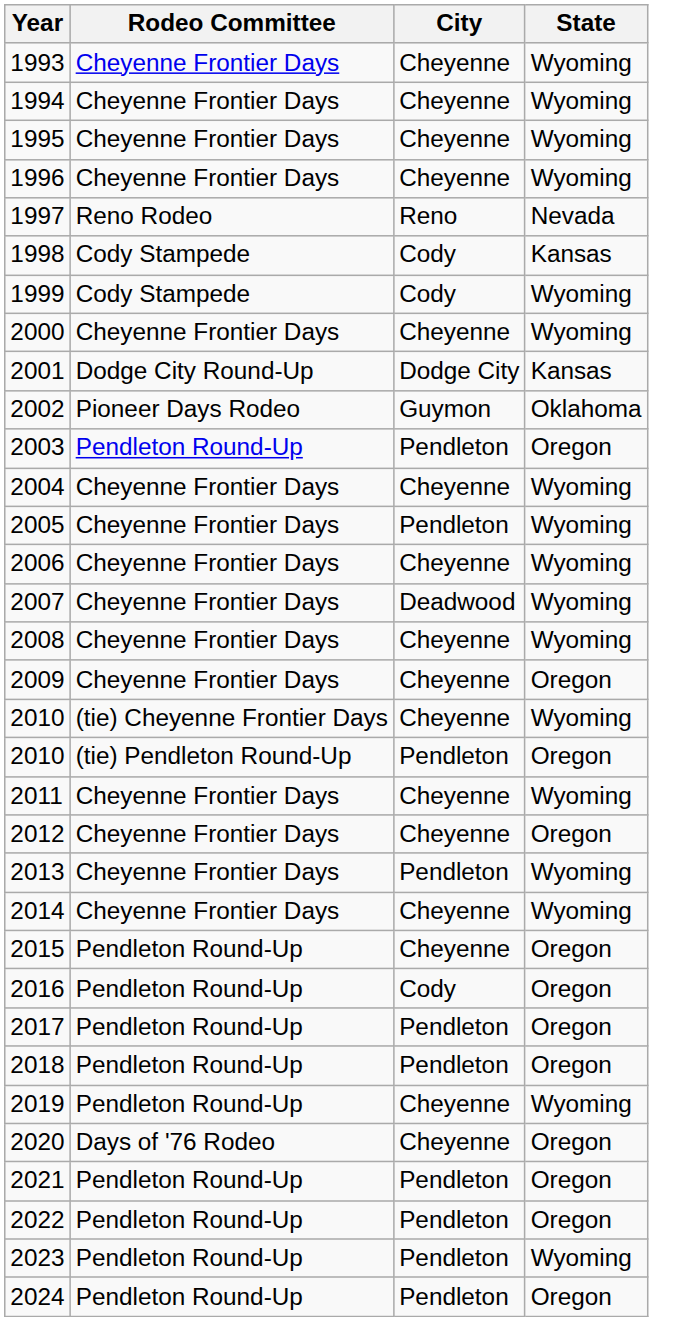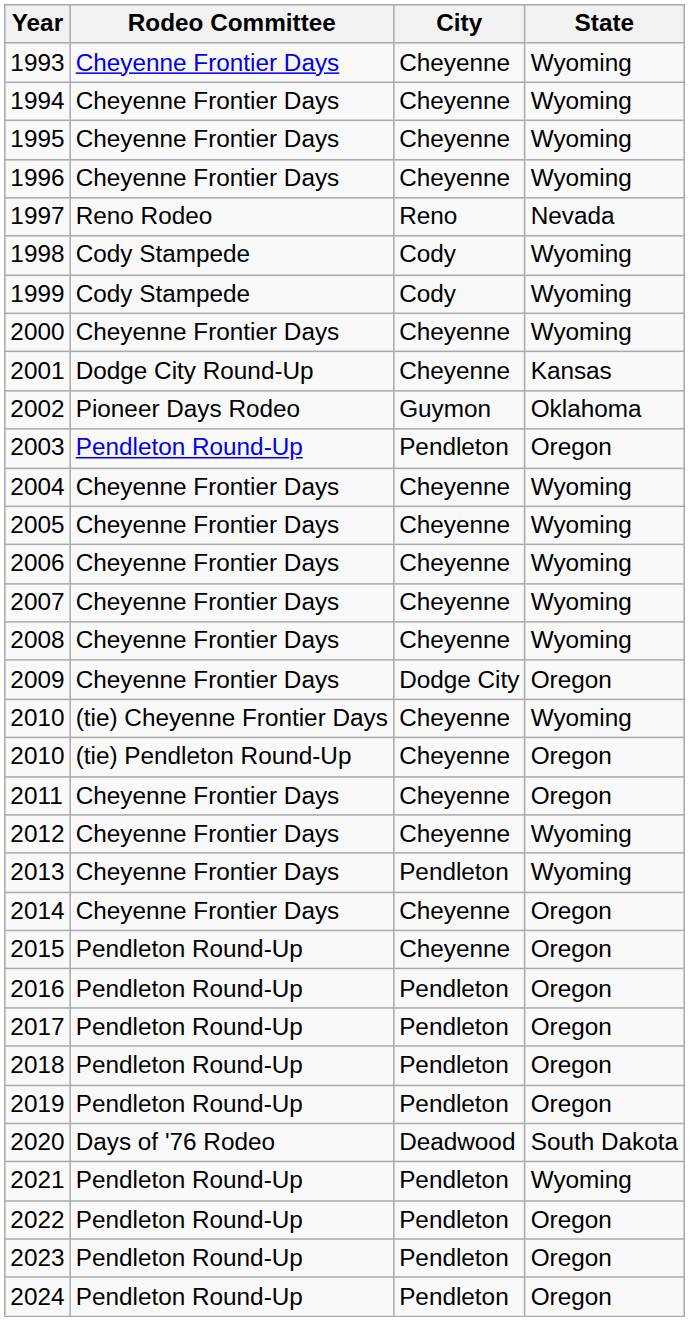(571, 255) Kansas -> (581, 255) Wyoming
(459, 370) Dodge City -> (455, 370) Cheyenne
(454, 525) Pendleton -> (455, 525) Cheyenne
(457, 602) Deadwood -> (455, 602) Cheyenne
(455, 679) Cheyenne -> (459, 679) Dodge City
(454, 756) Pendleton -> (455, 756) Cheyenne
(581, 795) Wyoming -> (571, 795) Oregon
(571, 833) Oregon -> (581, 833) Wyoming
(581, 910) Wyoming -> (571, 910) Oregon
(428, 988) Cody -> (454, 988) Pendleton
(455, 1103) Cheyenne -> (454, 1103) Pendleton
(581, 1103) Wyoming -> (571, 1103) Oregon
(455, 1142) Cheyenne -> (457, 1142) Deadwood
(571, 1142) Oregon -> (604, 1142) South Dakota
(571, 1180) Oregon -> (581, 1180) Wyoming
(581, 1258) Wyoming -> (571, 1258) Oregon
